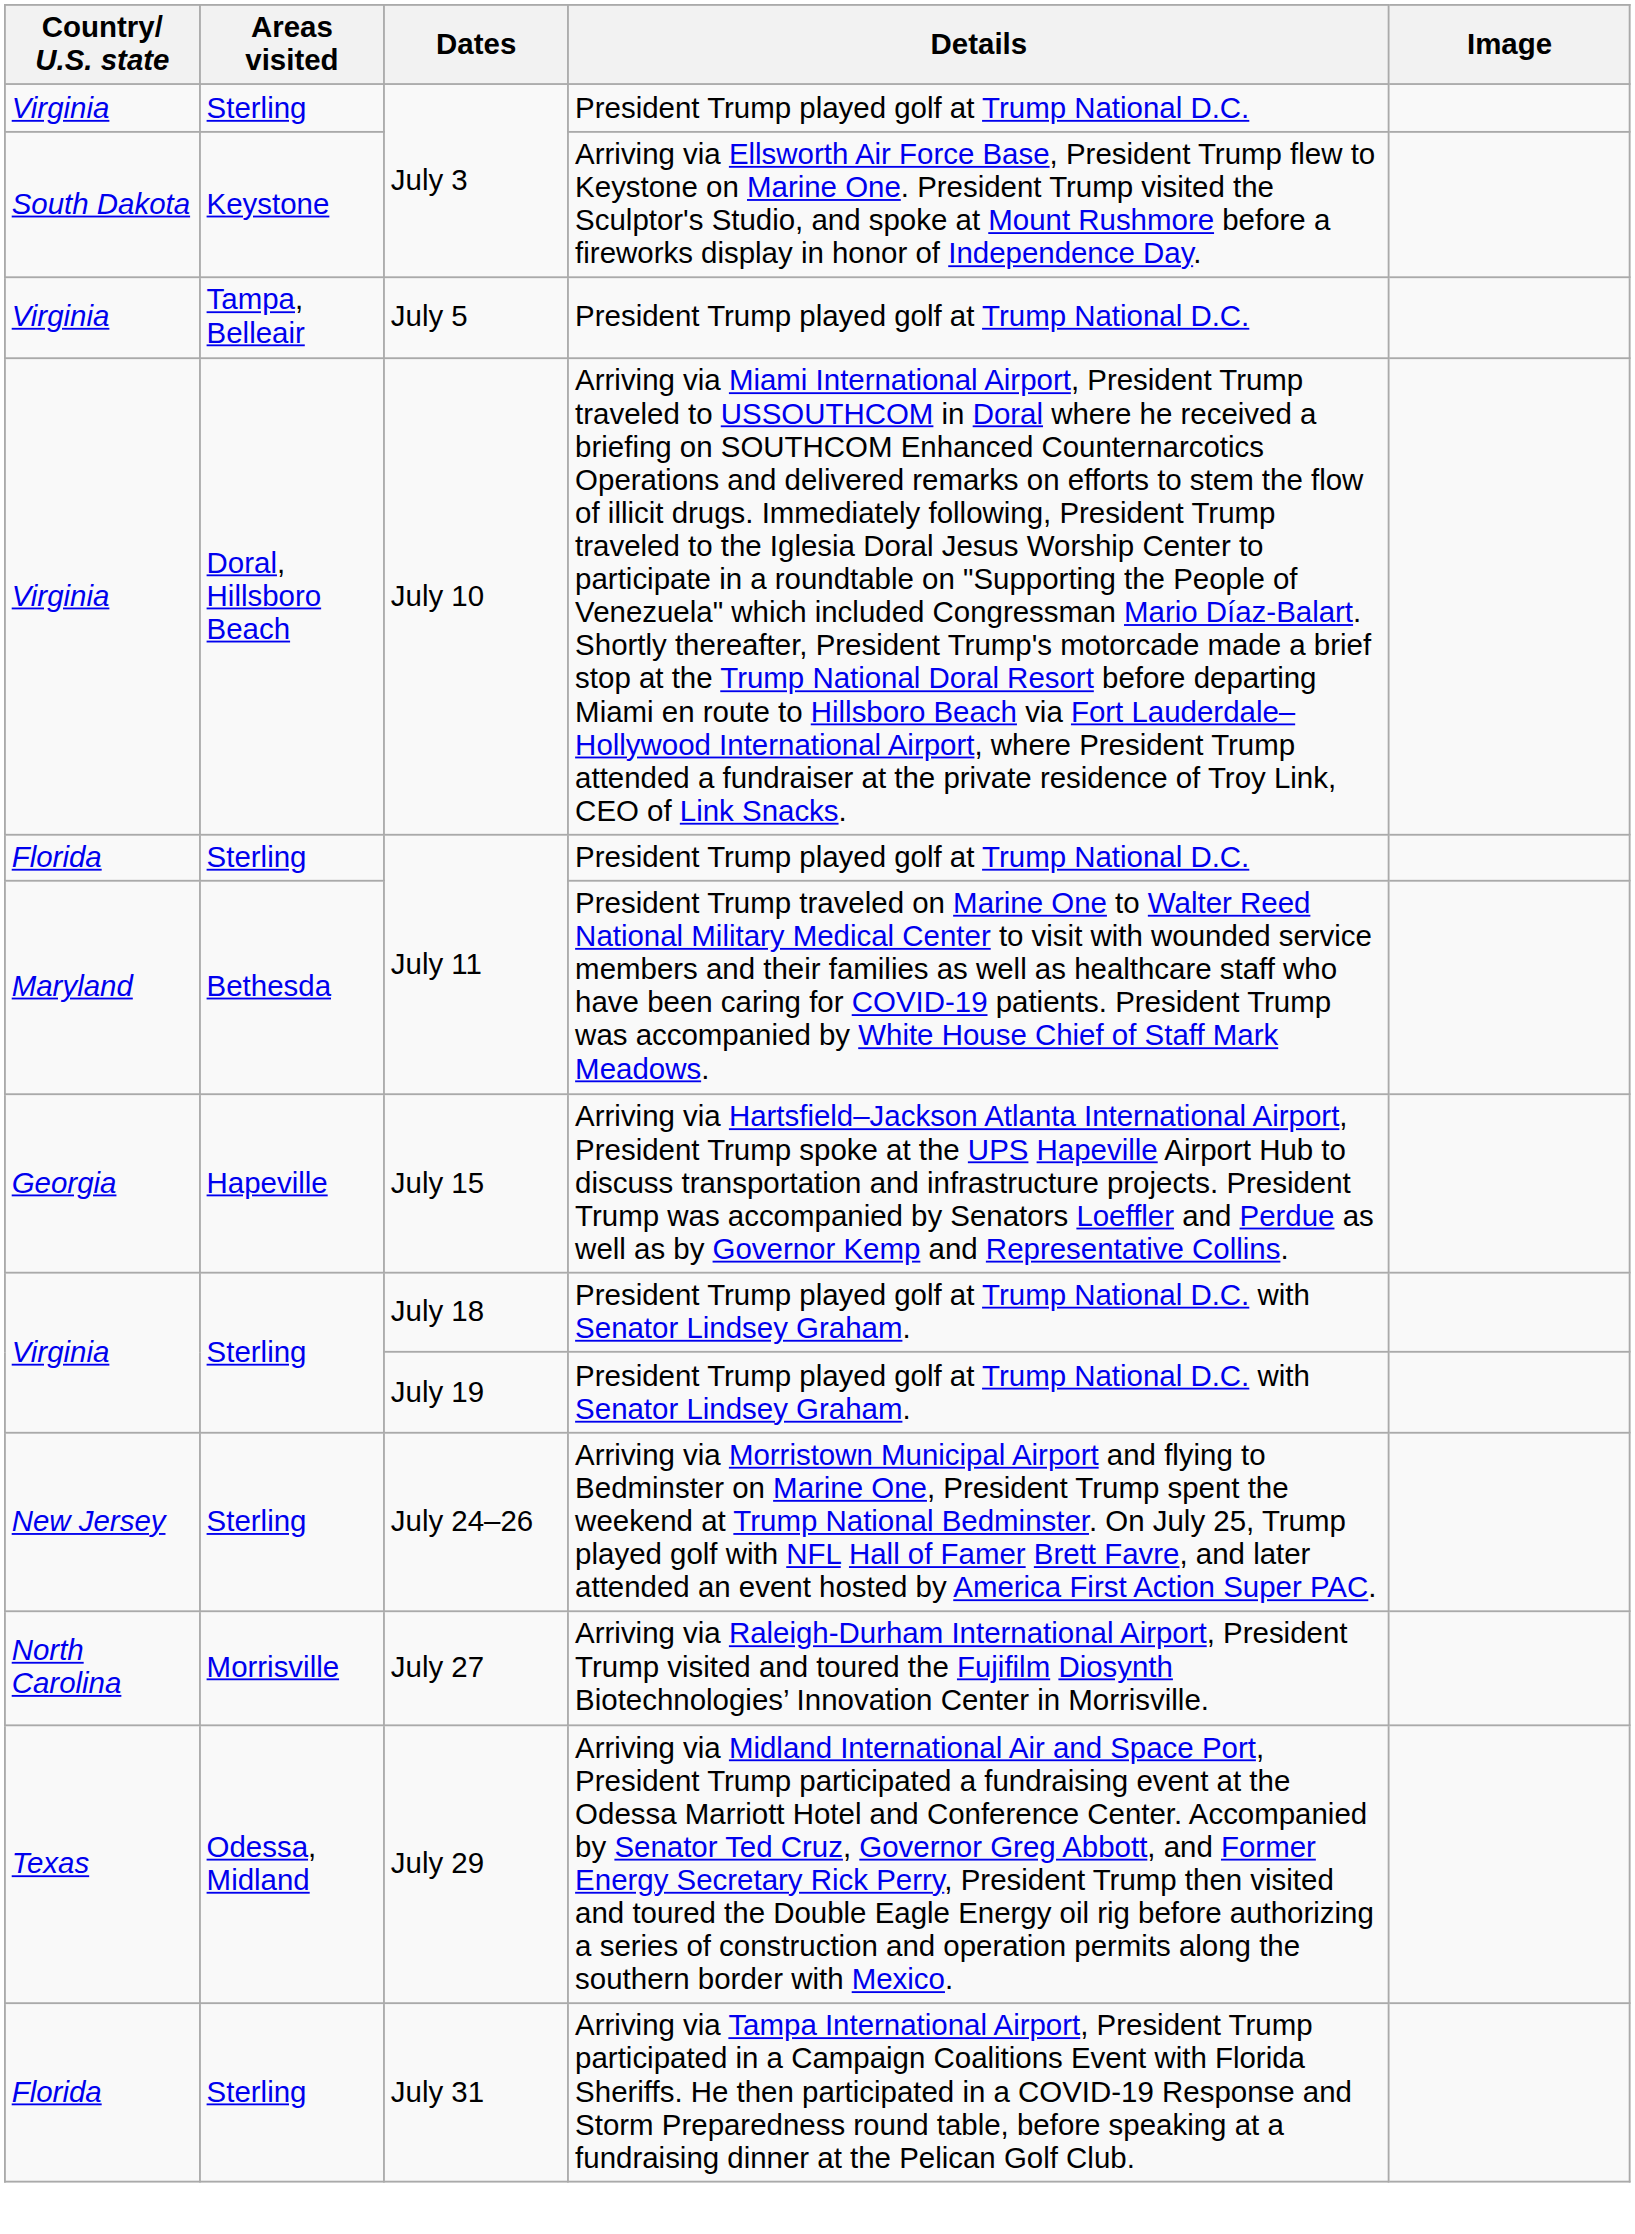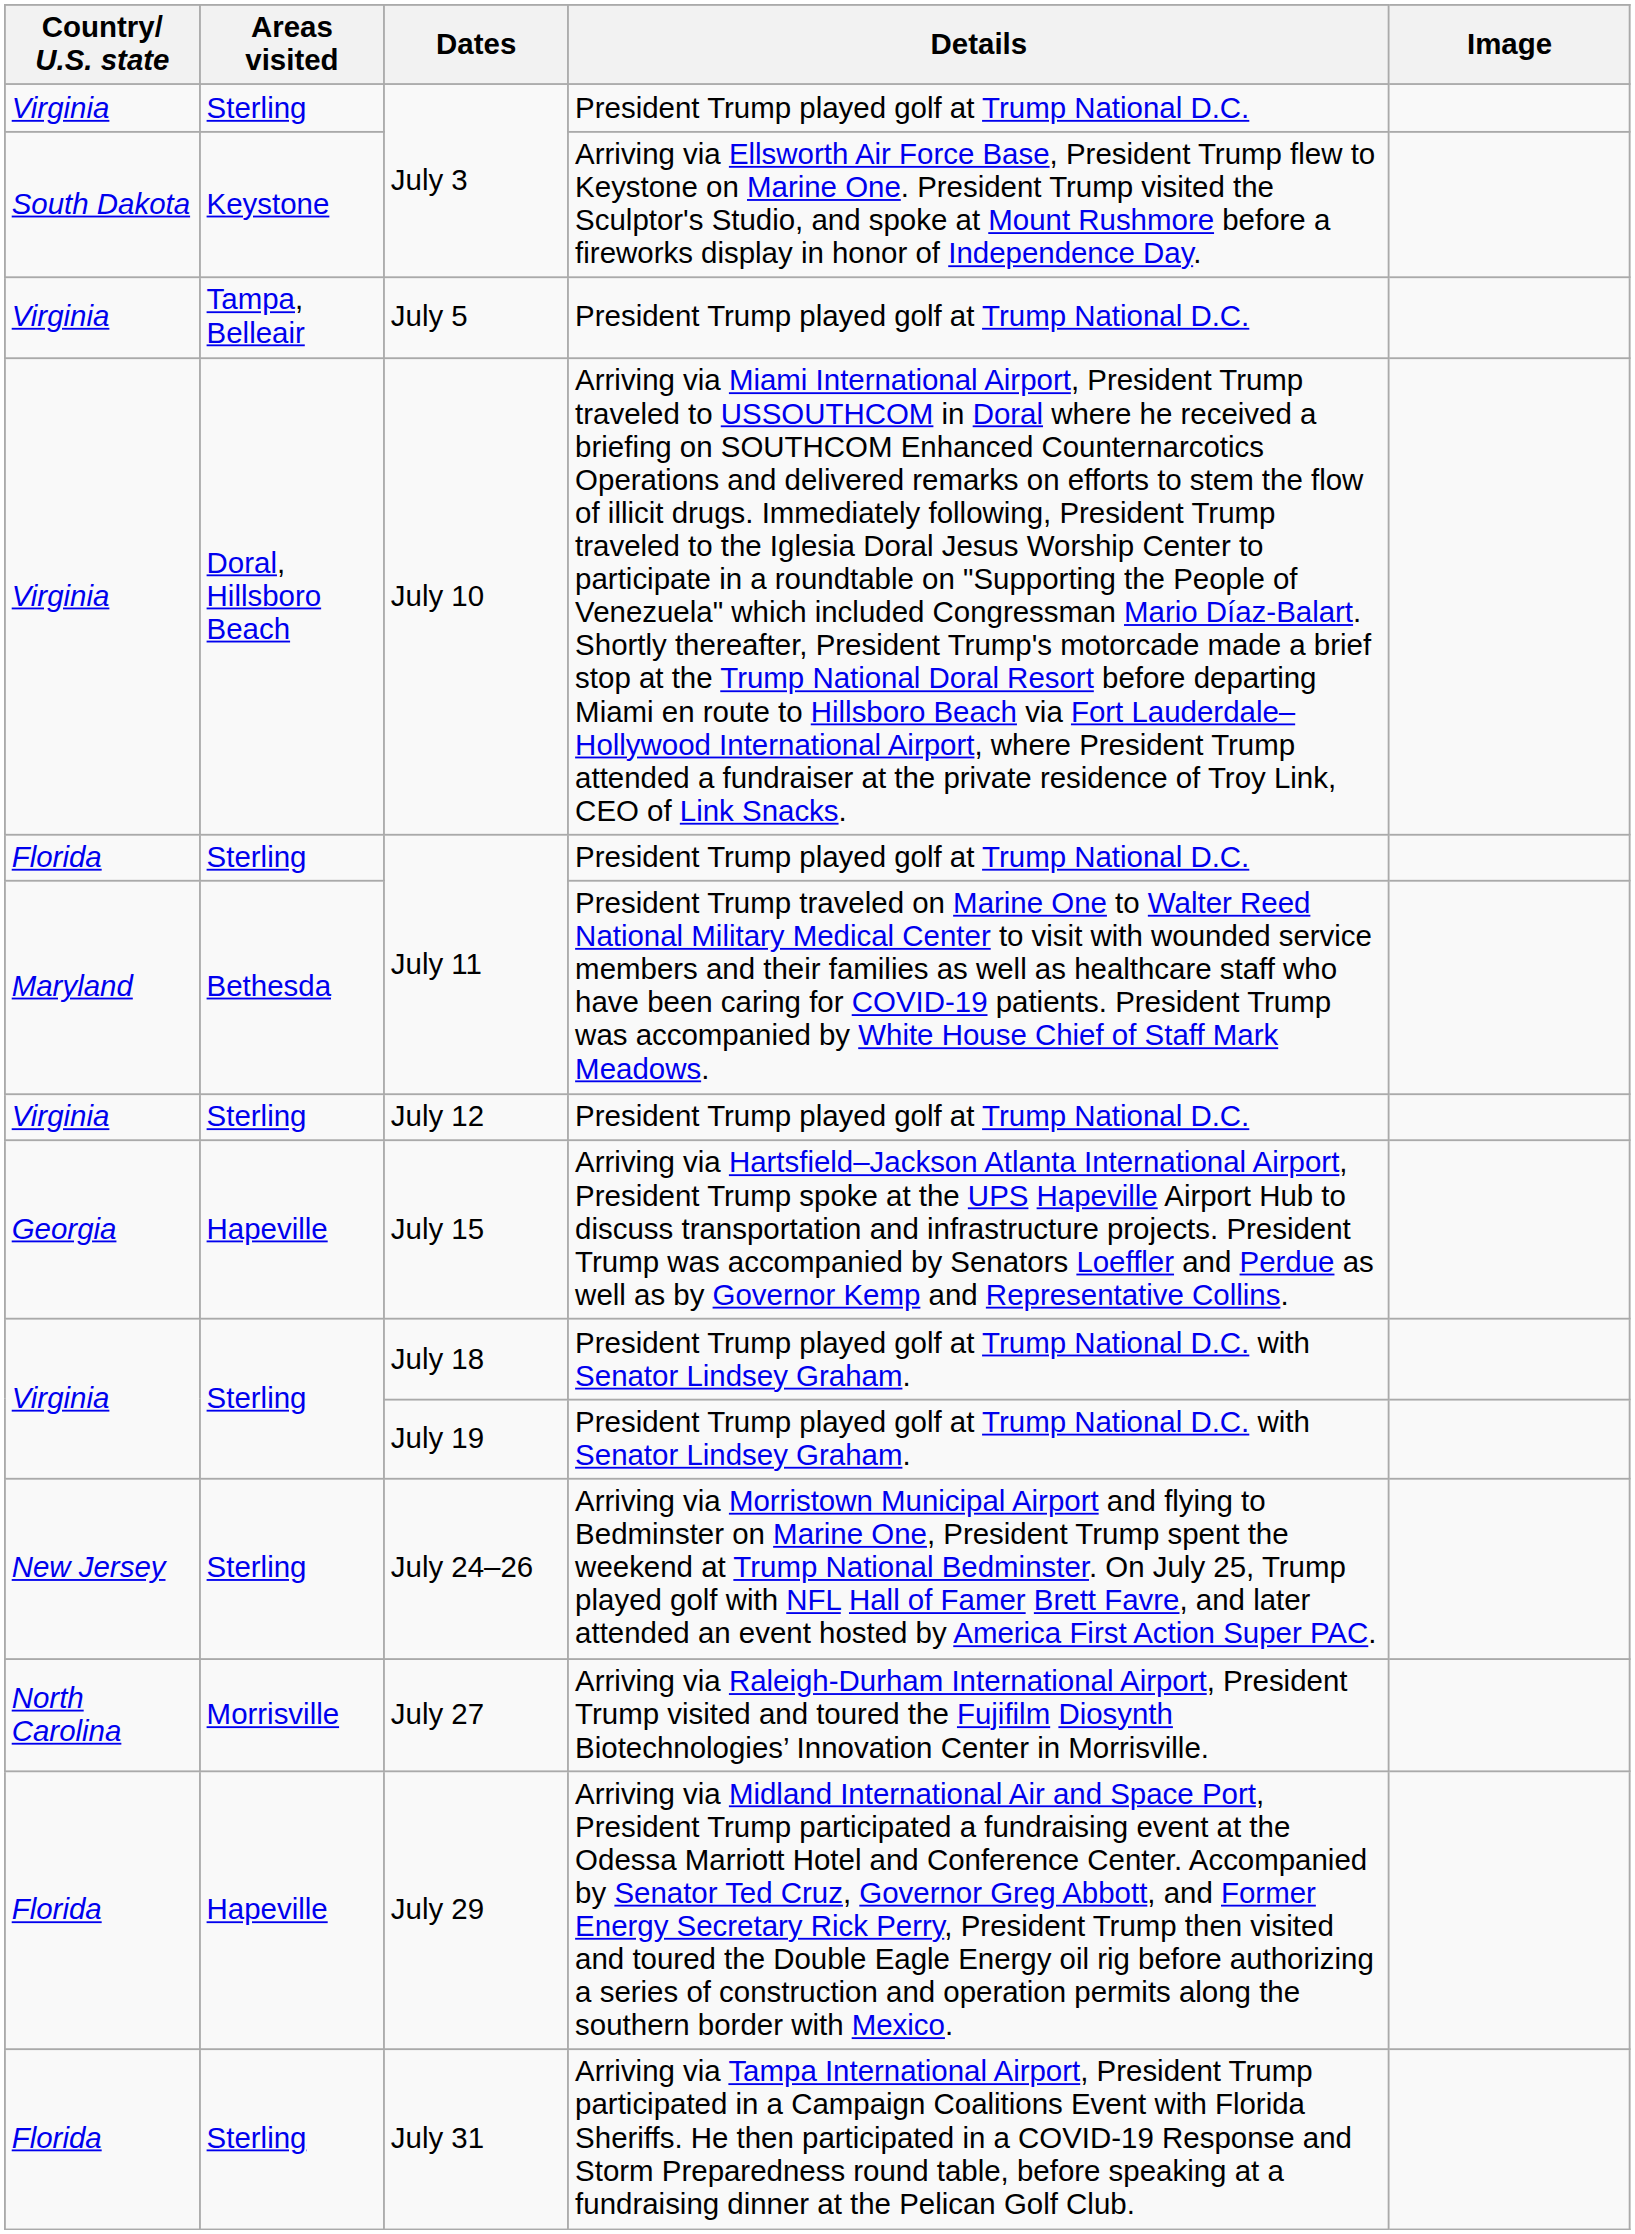+ row: (437, 1116)
(50, 1863) Texas -> (57, 1909) Florida
(261, 1863) Odessa, Midland -> (267, 1909) Hapeville
